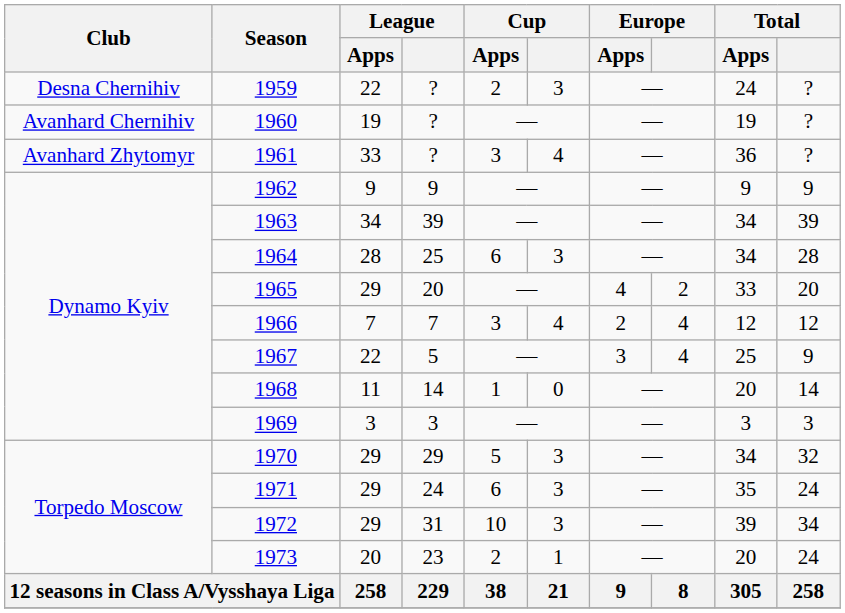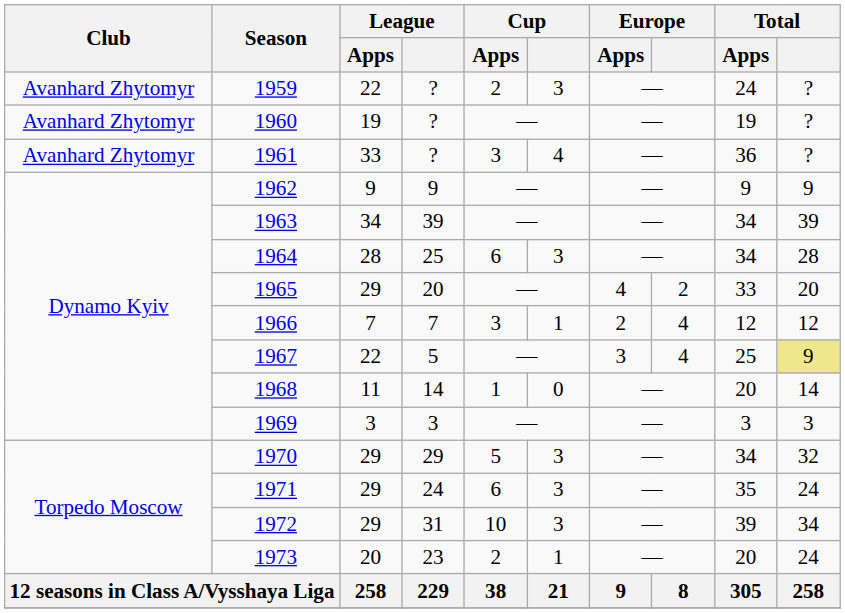(109, 88) Desna Chernihiv -> (109, 88) Avanhard Zhytomyr
(109, 121) Avanhard Chernihiv -> (109, 121) Avanhard Zhytomyr
(558, 322) 4 -> (558, 322) 1
(808, 356) no background -> (808, 356) khaki background
